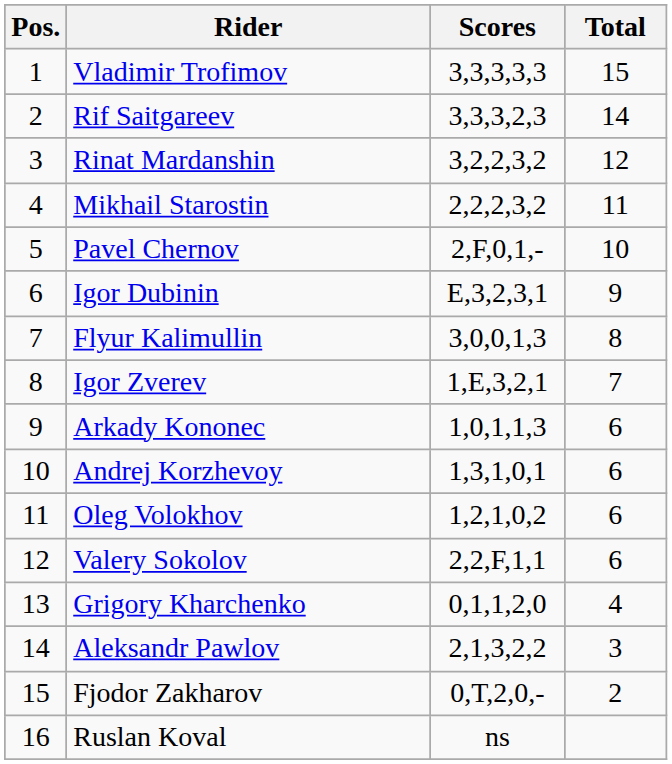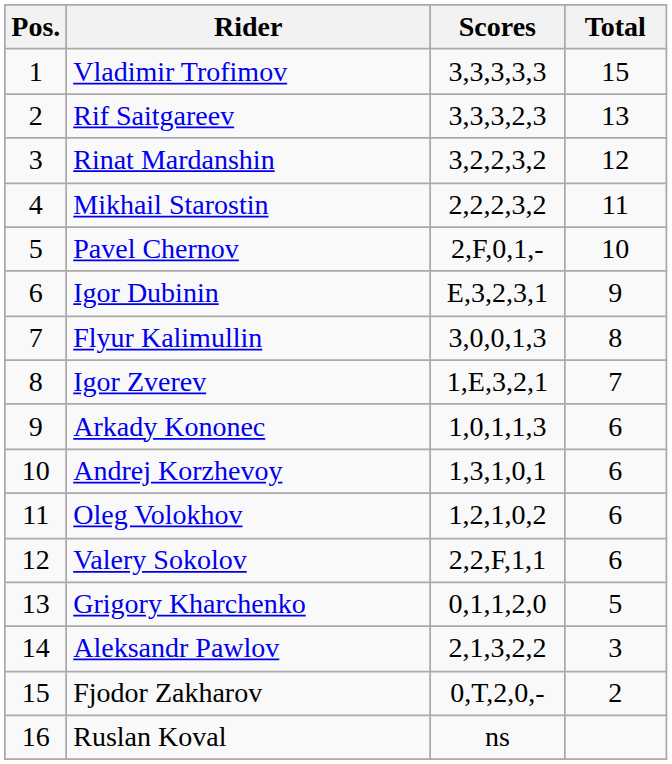(615, 115) 14 -> (615, 115) 13
(615, 603) 4 -> (615, 603) 5
